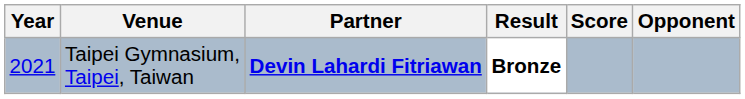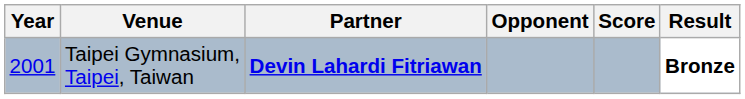columns swapped: (686, 21) <-> (526, 21)
(32, 65) 2021 -> (32, 65) 2001
